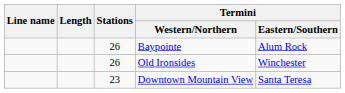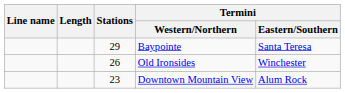(115, 46) 26 -> (115, 46) 29
(283, 46) Alum Rock -> (285, 46) Santa Teresa
(285, 79) Santa Teresa -> (283, 79) Alum Rock
